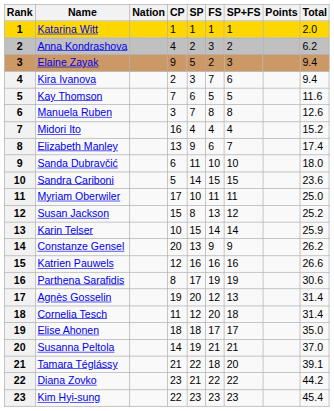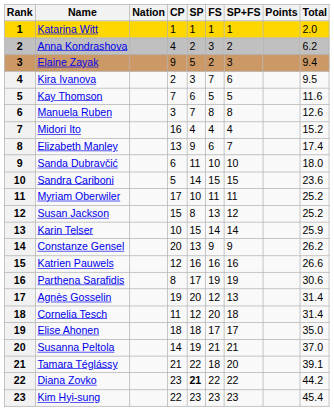(310, 79) 9.4 -> (310, 79) 9.5
(313, 197) 25.0 -> (313, 197) 25.2
(195, 381) normal -> (195, 381) bold
